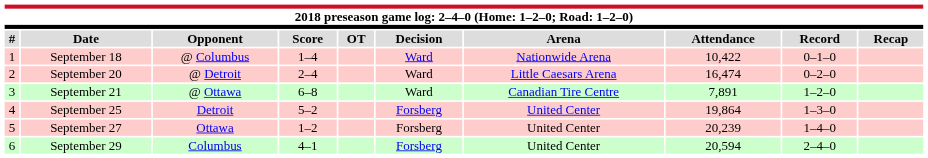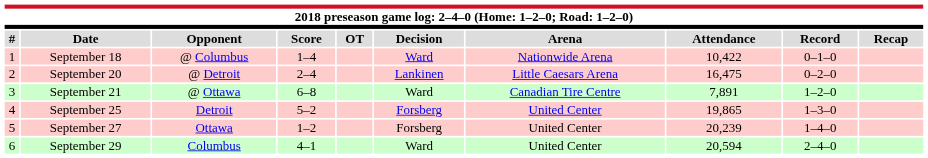(419, 74) Ward -> (419, 74) Lankinen
(723, 74) 16,474 -> (724, 74) 16,475
(723, 110) 19,864 -> (724, 110) 19,865
(419, 145) Forsberg -> (419, 145) Ward
